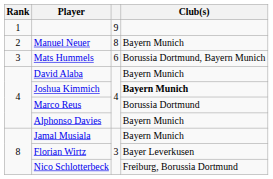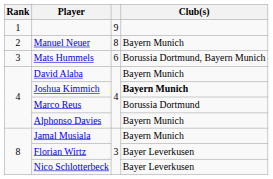(180, 167) Freiburg, Borussia Dortmund -> (158, 167) Bayer Leverkusen
